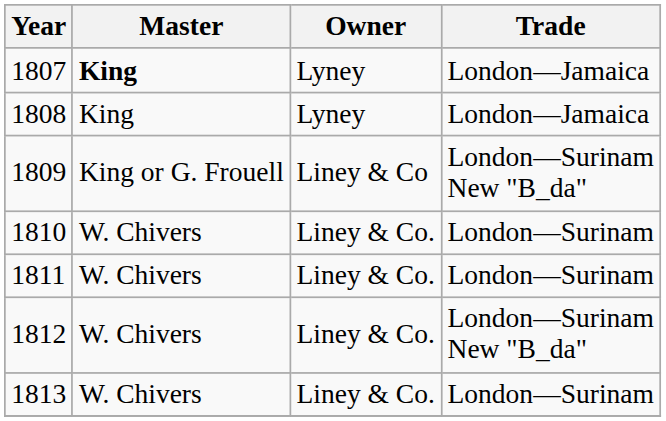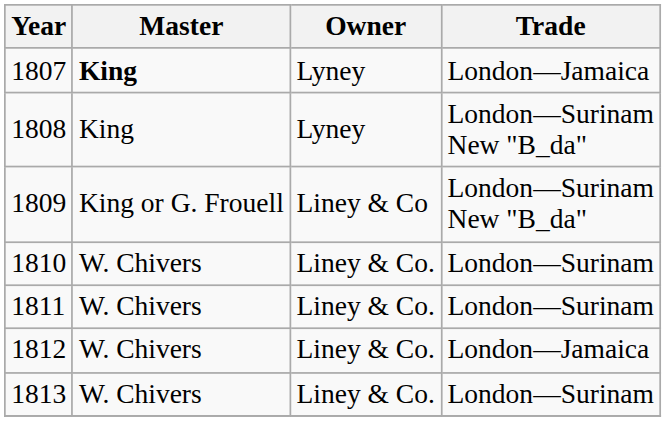(548, 113) London—Jamaica -> (551, 129) London—Surinam New "B_da"
(551, 334) London—Surinam New "B_da" -> (548, 350) London—Jamaica
